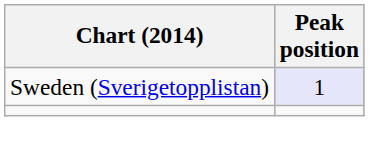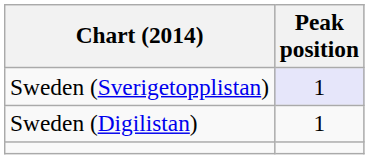+ row: (104, 123)
